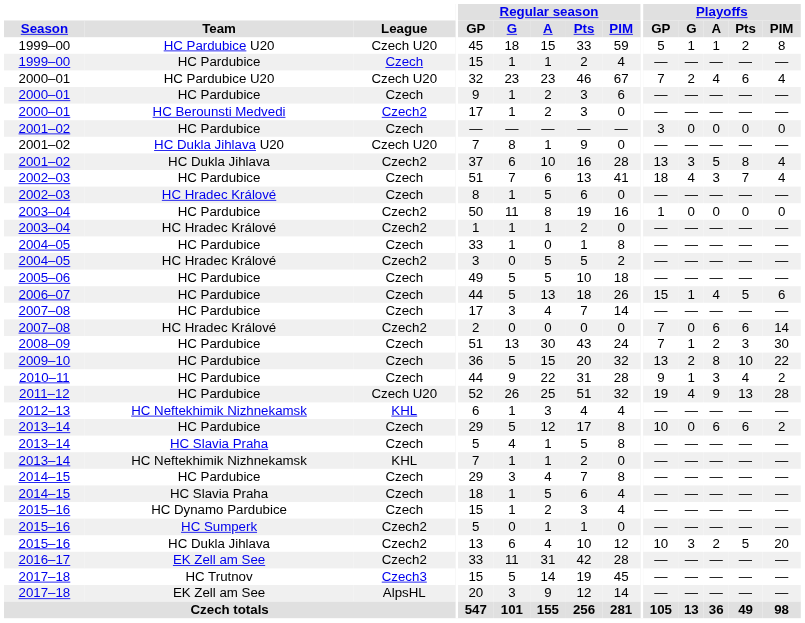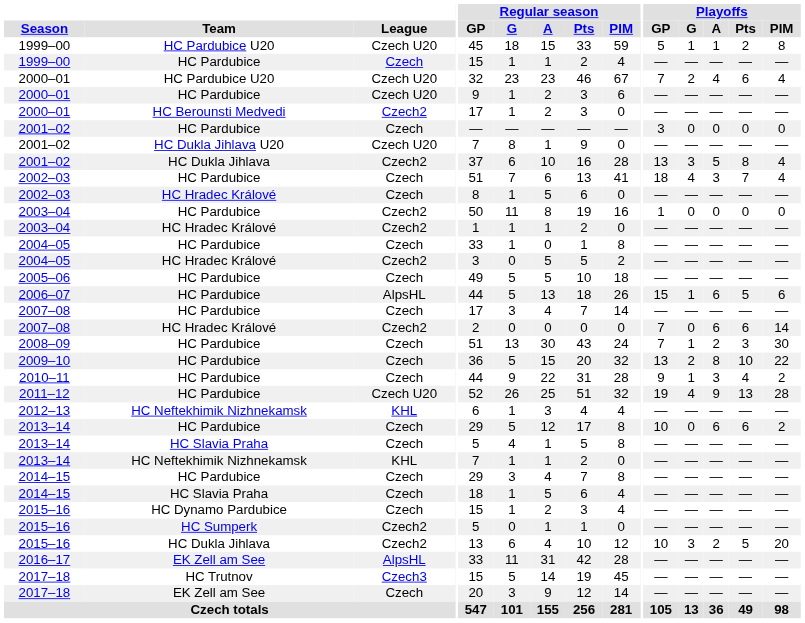(404, 95) Czech -> (404, 95) Czech U20
(404, 294) Czech -> (404, 294) AlpsHL
(716, 294) 4 -> (716, 294) 6
(404, 560) Czech2 -> (404, 560) AlpsHL
(404, 593) AlpsHL -> (404, 593) Czech
